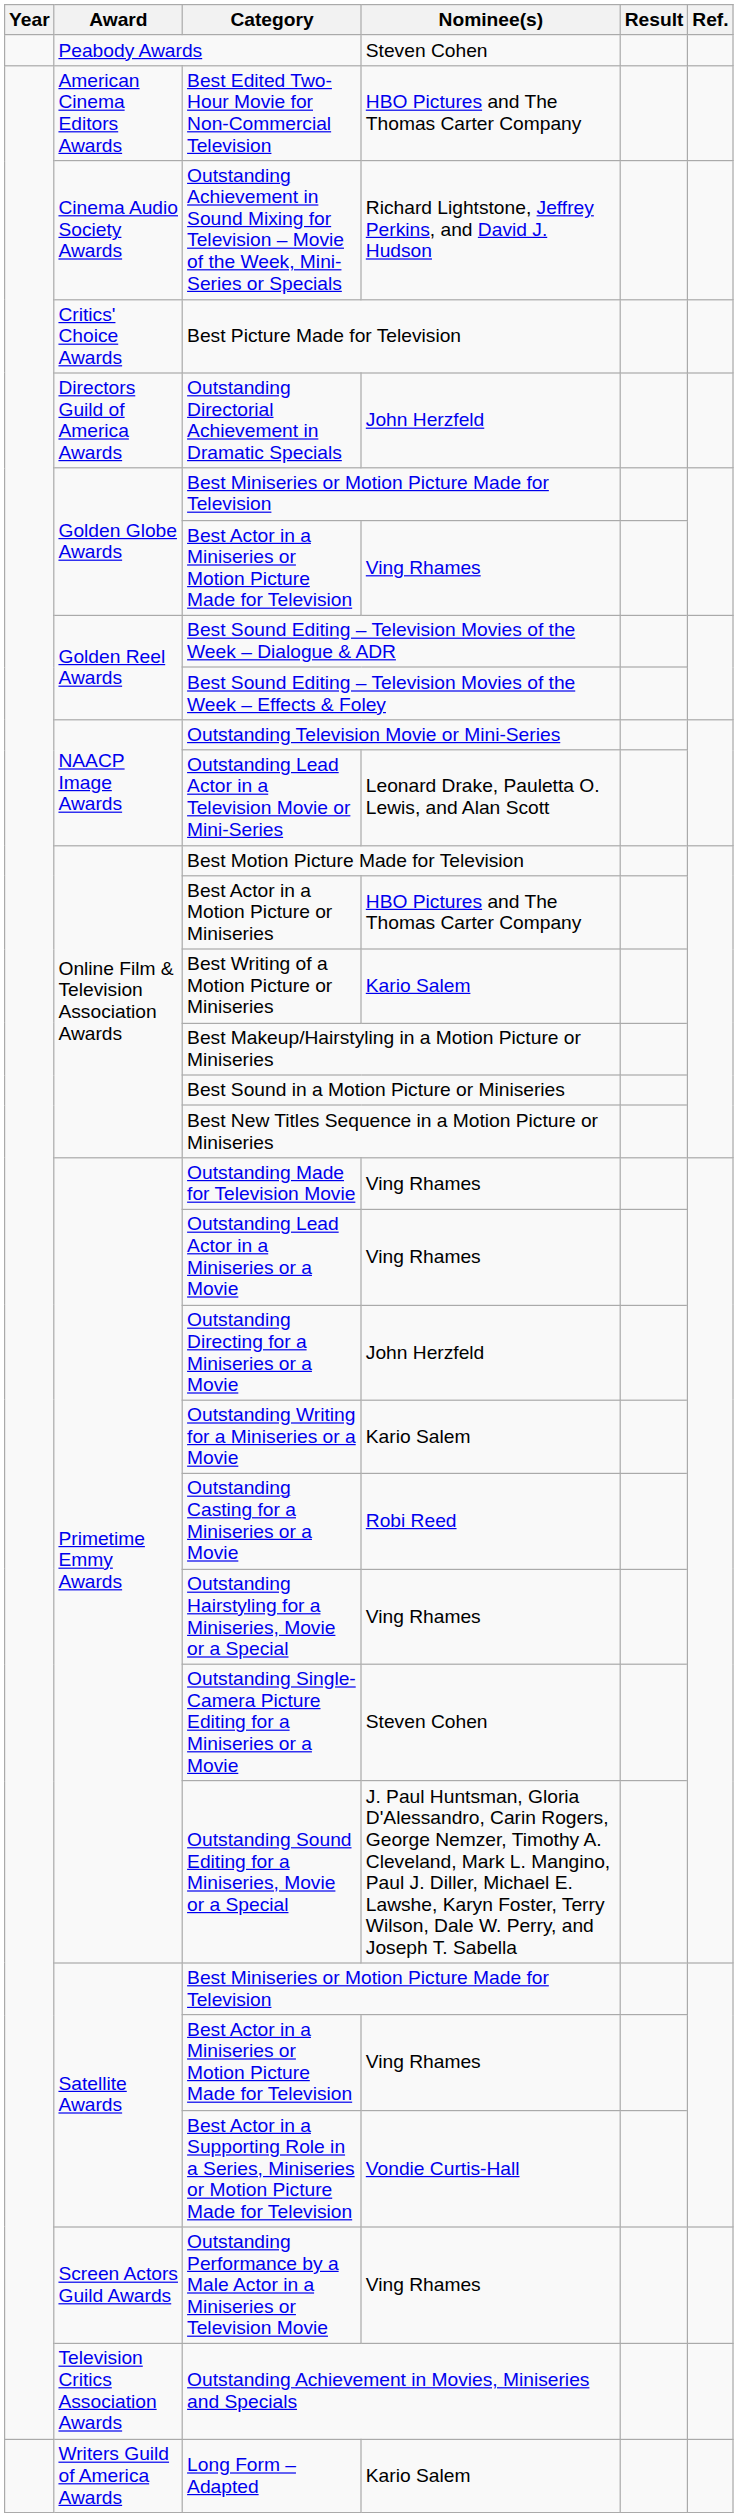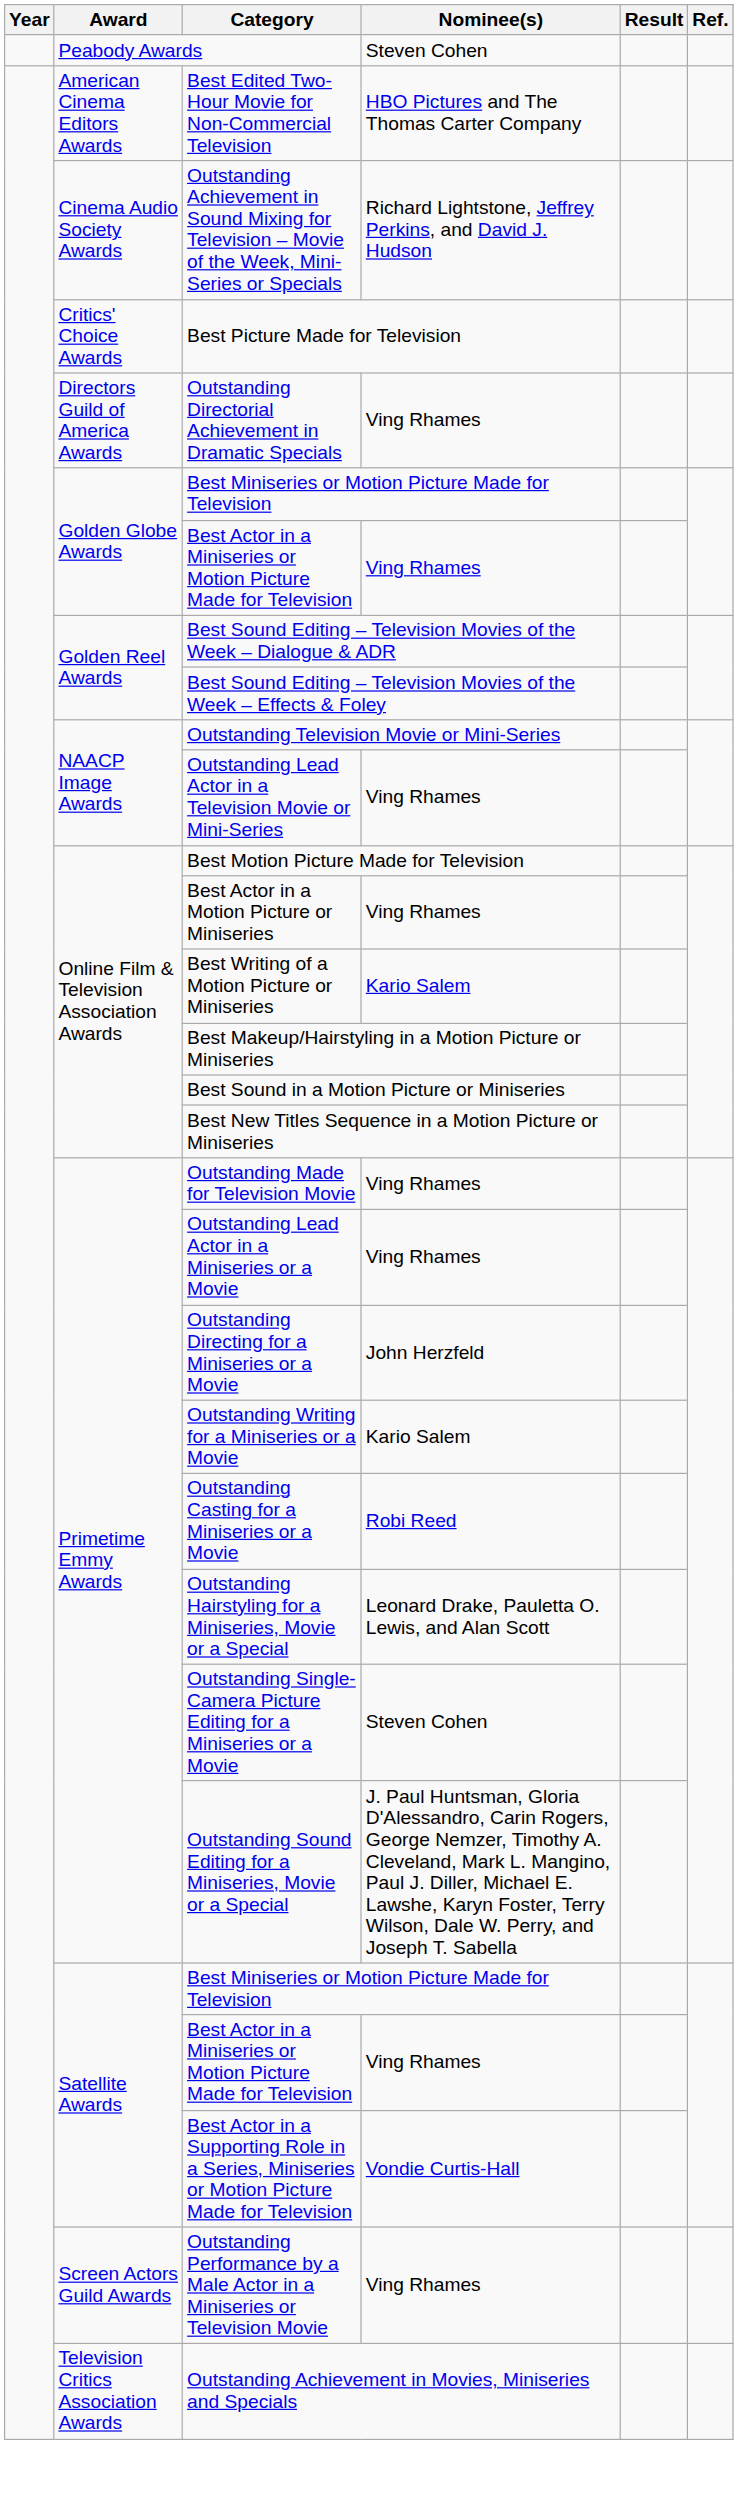(425, 420) John Herzfeld -> (423, 420) Ving Rhames
(483, 797) Leonard Drake, Pauletta O. Lewis, and Alan Scott -> (423, 797) Ving Rhames
(474, 912) HBO Pictures and The Thomas Carter Company -> (423, 912) Ving Rhames
(423, 1616) Ving Rhames -> (483, 1616) Leonard Drake, Pauletta O. Lewis, and Alan Scott
- row: (114, 2475)
